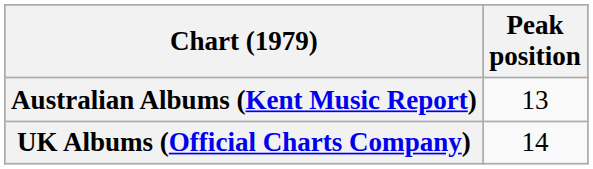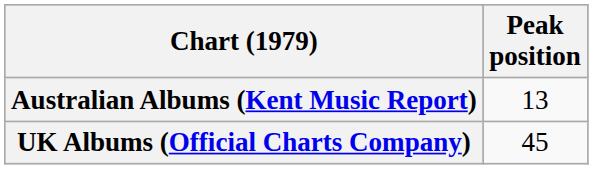(535, 142) 14 -> (535, 142) 45
